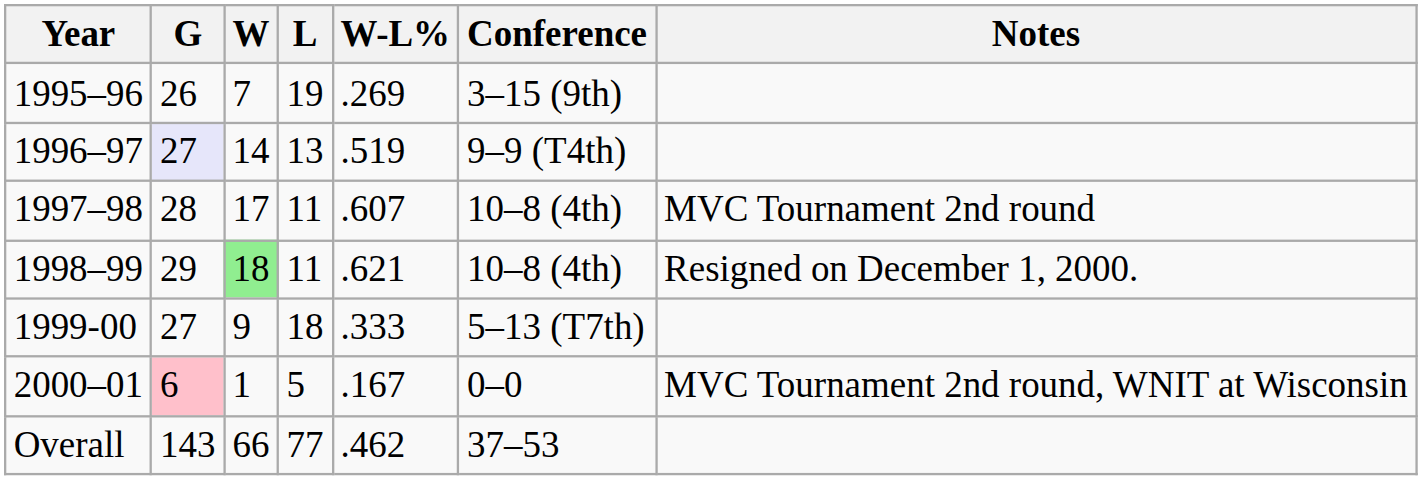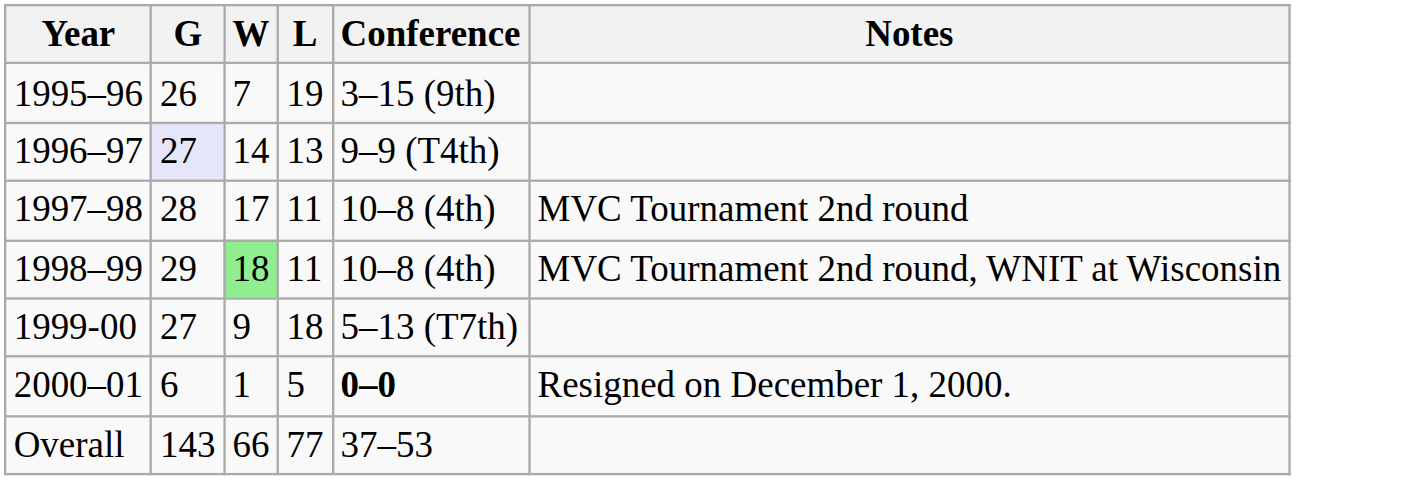- column: (395, 33)
(901, 268) Resigned on December 1, 2000. -> (909, 268) MVC Tournament 2nd round, WNIT at Wisconsin
(169, 385) pink background -> (169, 385) no background
(495, 385) normal -> (368, 385) bold
(1036, 385) MVC Tournament 2nd round, WNIT at Wisconsin -> (775, 385) Resigned on December 1, 2000.
